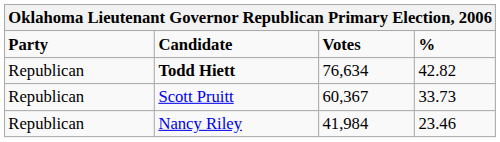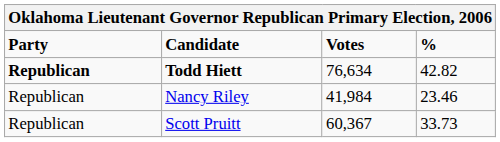(46, 70) normal -> (49, 70) bold
rows swapped: (196, 96) <-> (200, 123)
